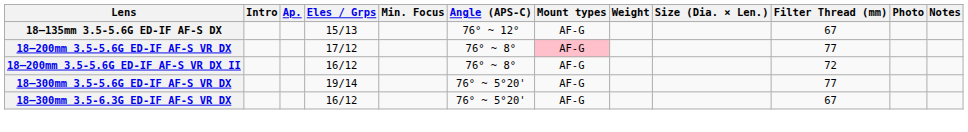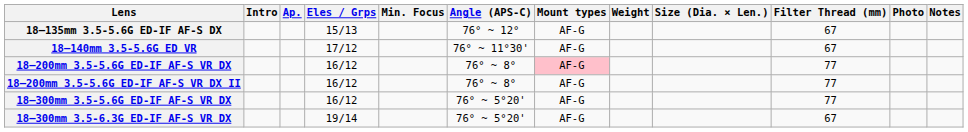+ row: (124, 48)
(342, 48) 17/12 -> (342, 66) 16/12
(830, 66) 72 -> (830, 83) 77
(342, 83) 19/14 -> (342, 101) 16/12
(342, 101) 16/12 -> (342, 118) 19/14
